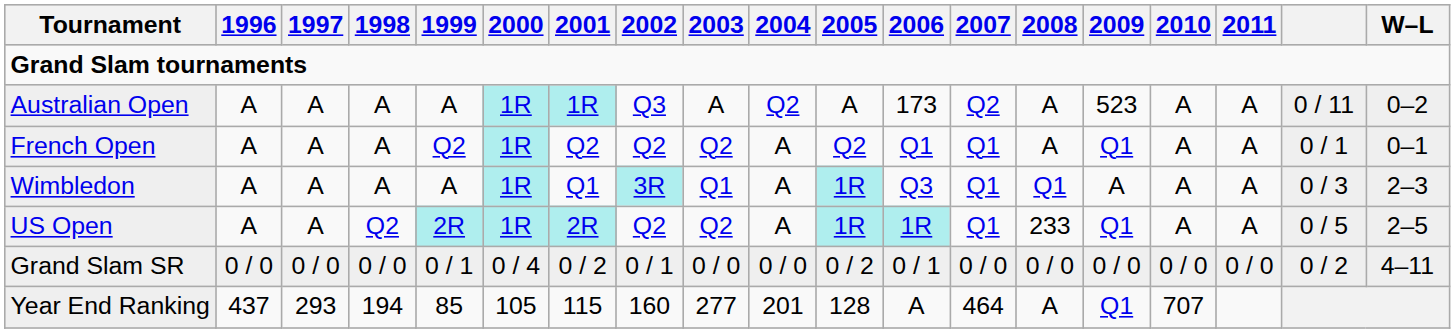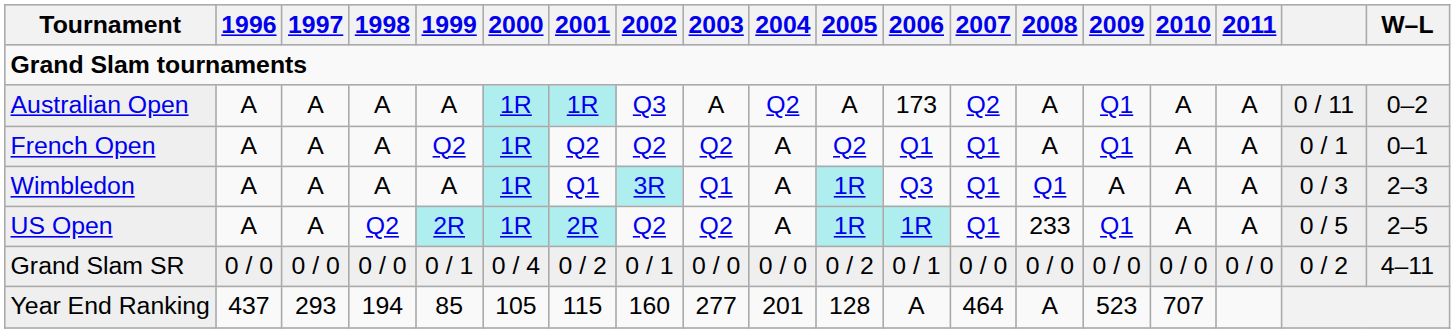(1117, 104) 523 -> (1117, 104) Q1
(1117, 306) Q1 -> (1117, 306) 523
